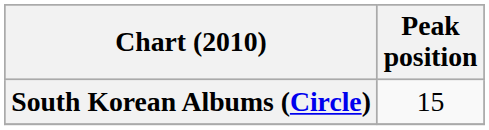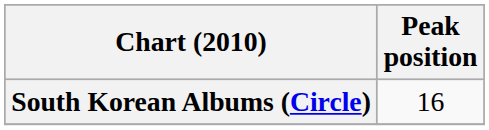(431, 101) 15 -> (431, 101) 16
